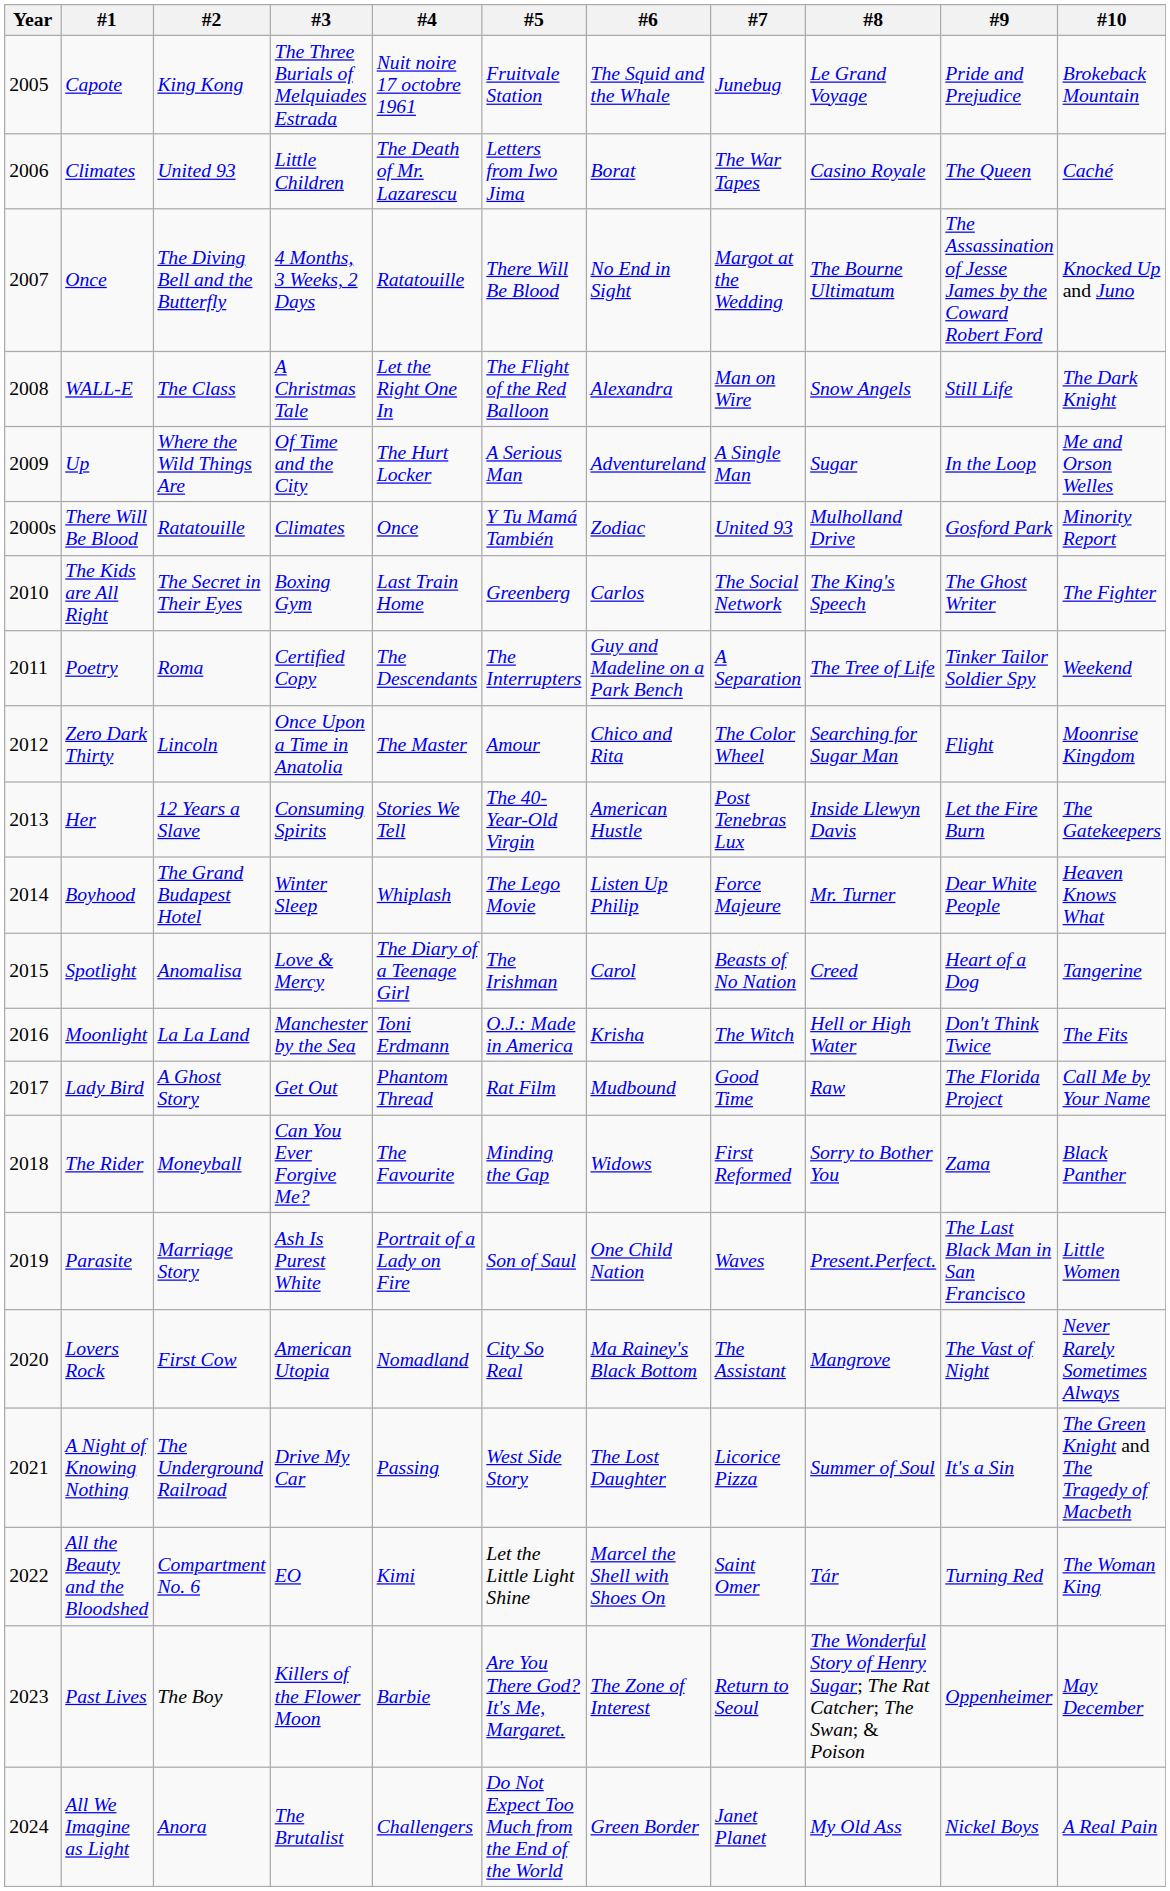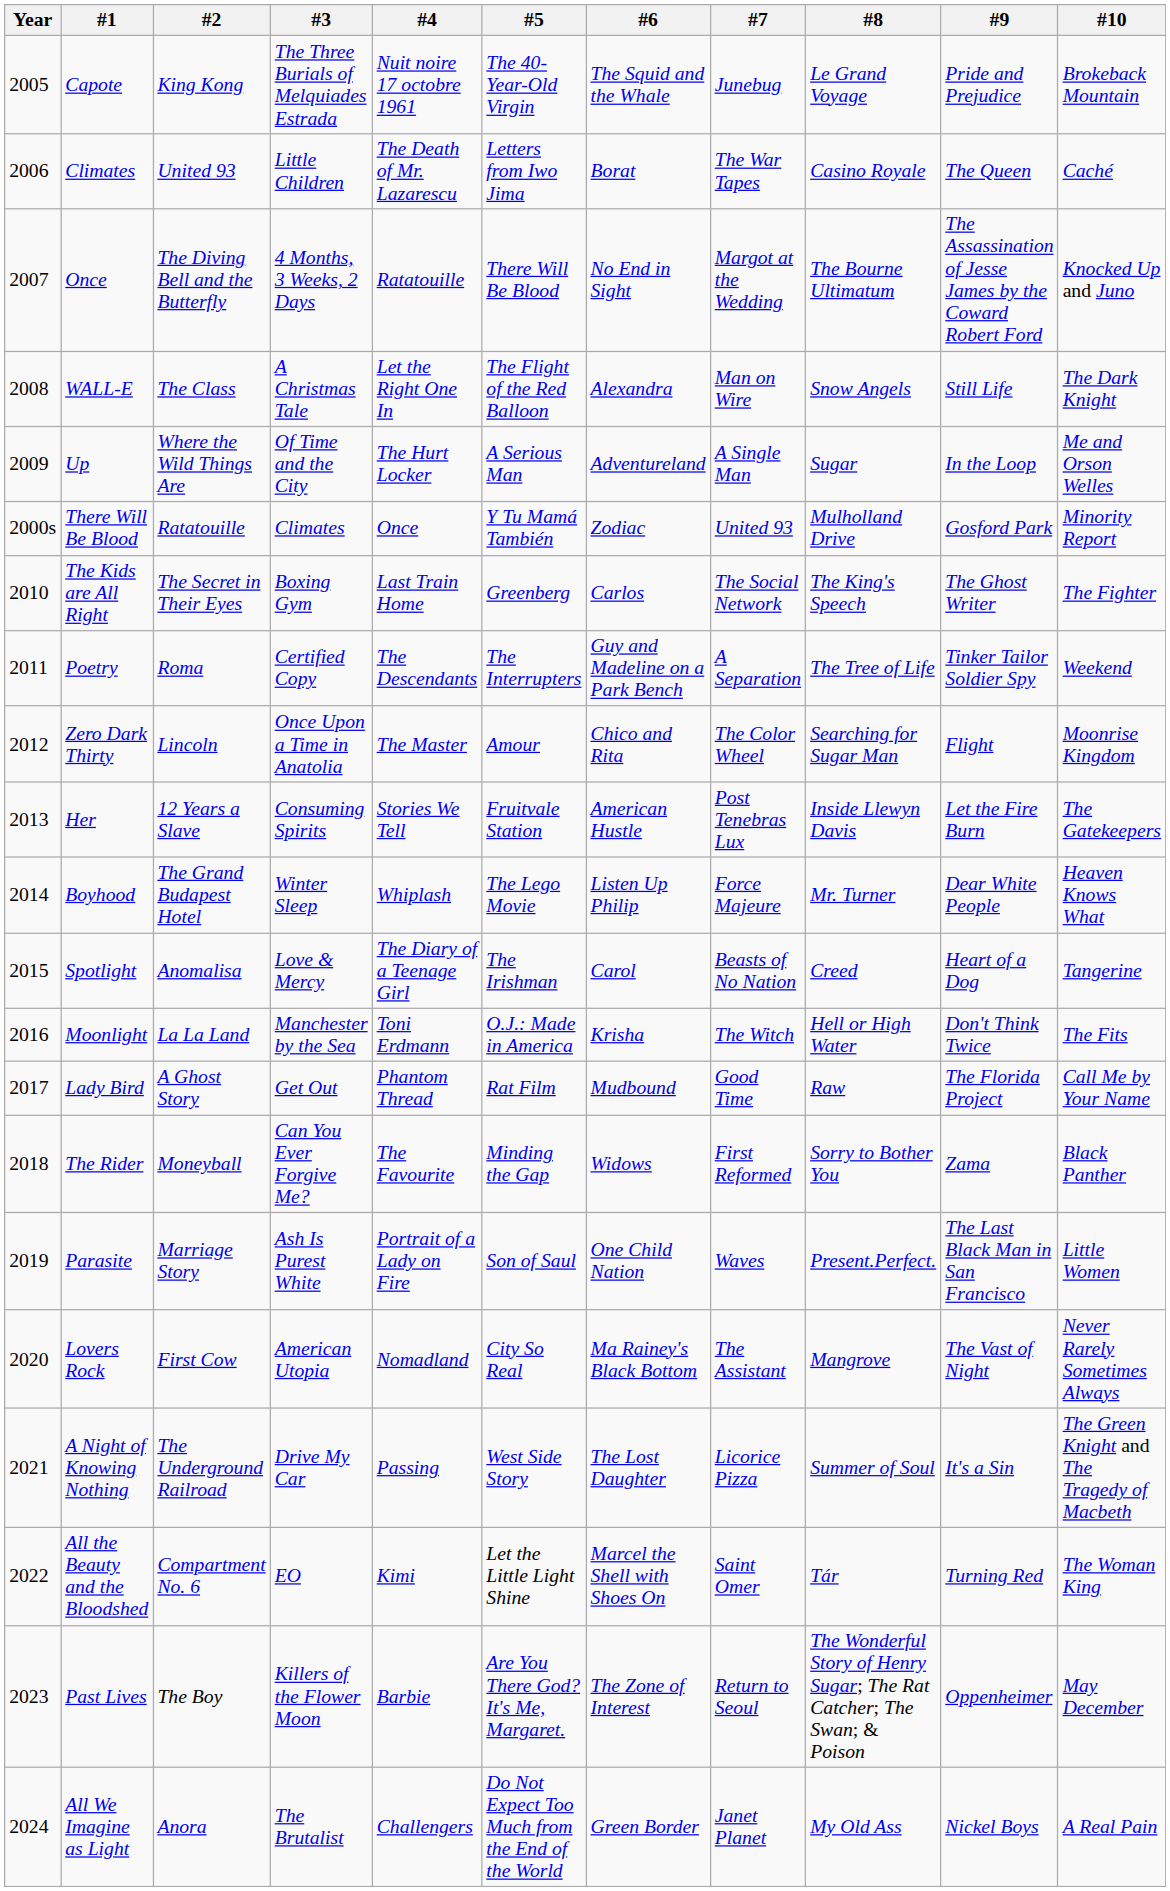(523, 84) Fruitvale Station -> (522, 84) The 40-Year-Old Virgin
(522, 819) The 40-Year-Old Virgin -> (523, 819) Fruitvale Station
